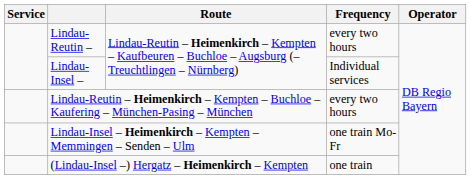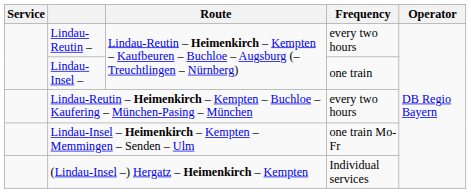(354, 73) Individual services -> (351, 73) one train
(351, 165) one train -> (354, 172) Individual services
